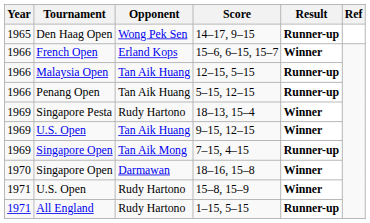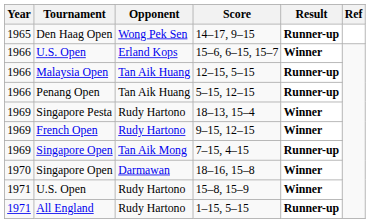(67, 53) French Open -> (61, 53) U.S. Open
(61, 131) U.S. Open -> (67, 131) French Open
(154, 131) Tan Aik Huang -> (152, 131) Rudy Hartono
